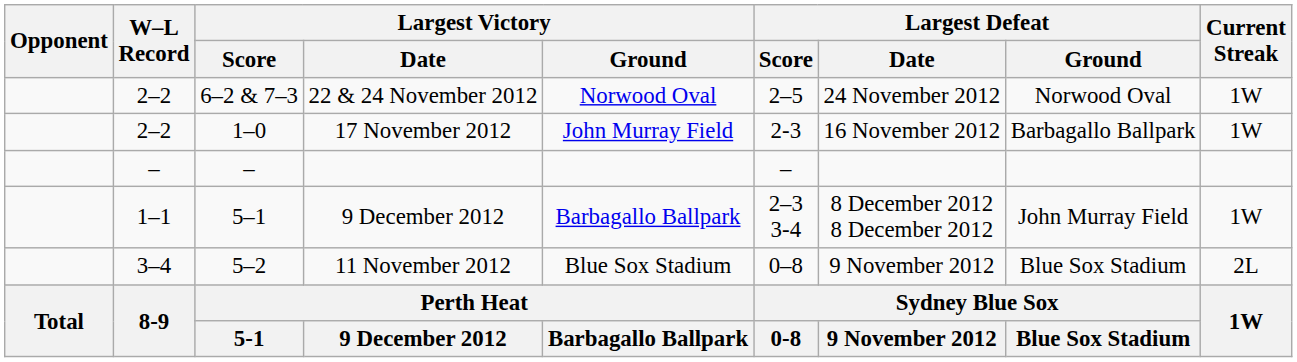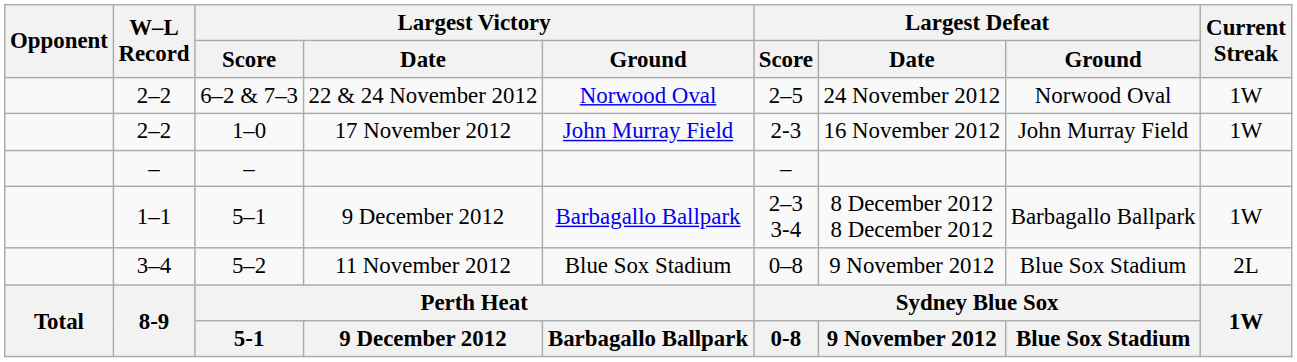(1103, 131) Barbagallo Ballpark -> (1103, 131) John Murray Field
(1103, 216) John Murray Field -> (1103, 216) Barbagallo Ballpark
